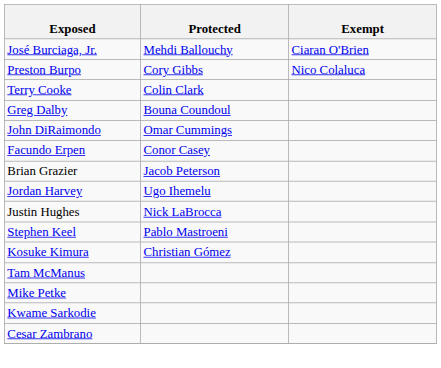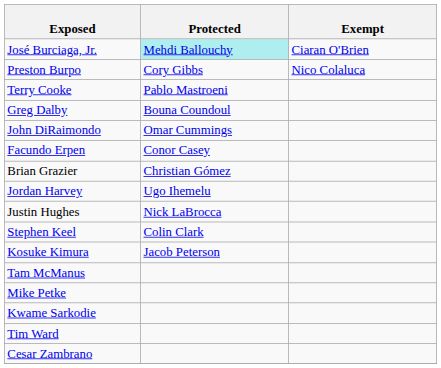(188, 49) no background -> (188, 49) paleturquoise background
(174, 89) Colin Clark -> (186, 89) Pablo Mastroeni
(182, 171) Jacob Peterson -> (187, 171) Christian Gómez
(186, 232) Pablo Mastroeni -> (174, 232) Colin Clark
(187, 252) Christian Gómez -> (182, 252) Jacob Peterson
+ row: (33, 333)
